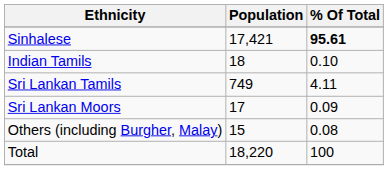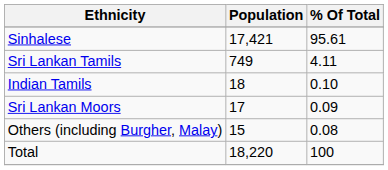(328, 38) bold -> (328, 38) normal
rows swapped: (64, 84) <-> (50, 61)
